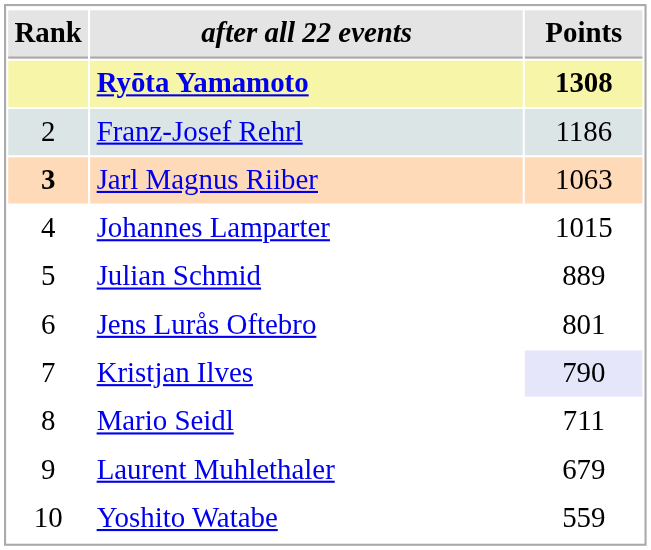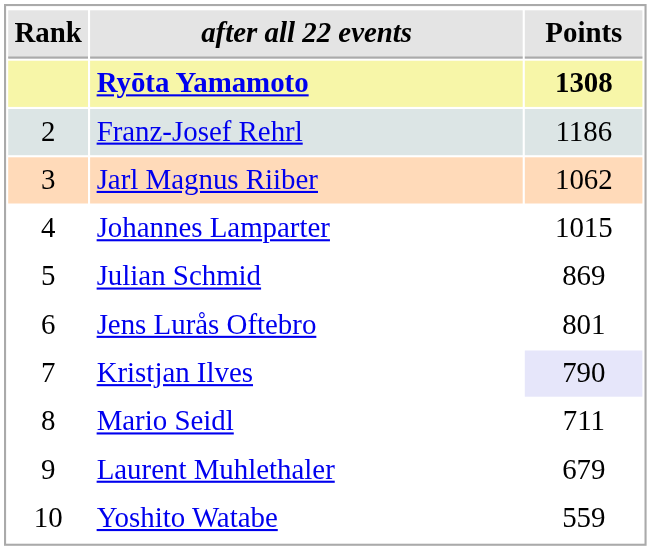(48, 179) bold -> (48, 179) normal
(584, 179) 1063 -> (584, 179) 1062
(584, 276) 889 -> (584, 276) 869
